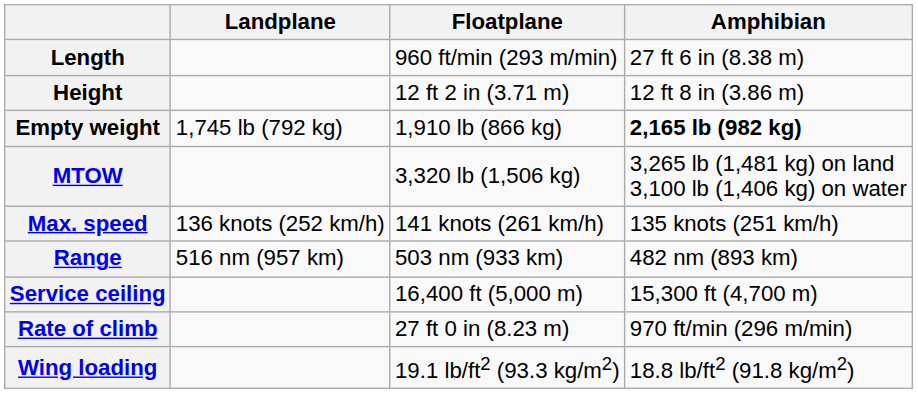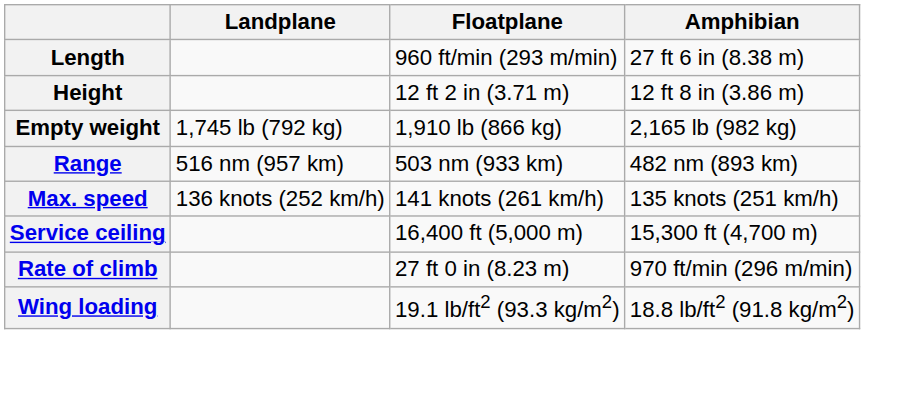(716, 127) bold -> (713, 127) normal
- row: (88, 175)
rows swapped: (88, 223) <-> (88, 258)
